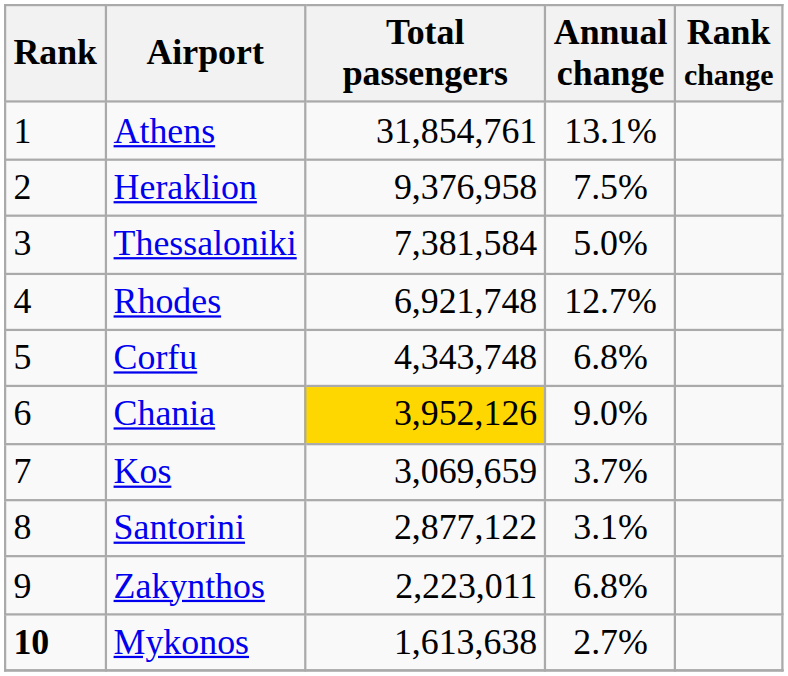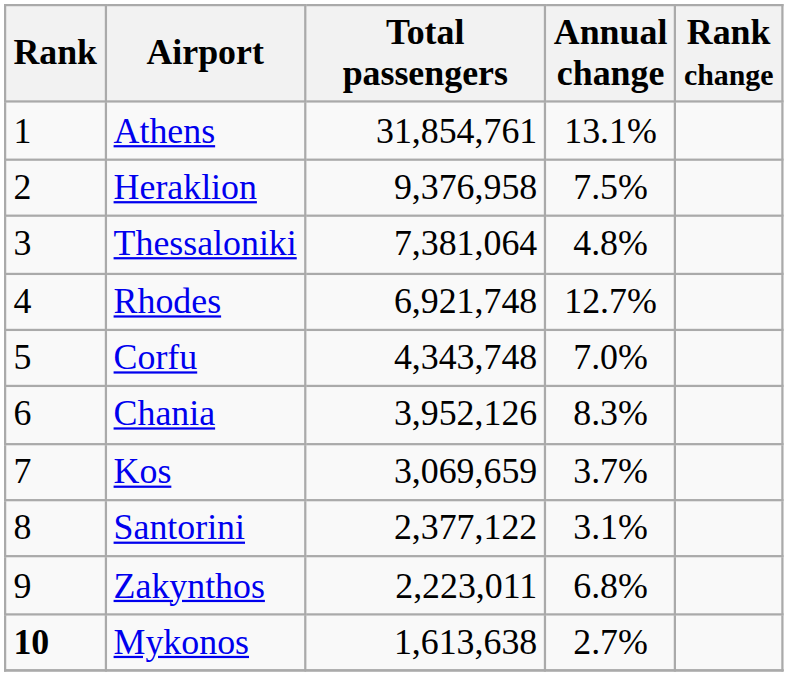(466, 243) 7,381,584 -> (466, 243) 7,381,064
(611, 243) 5.0% -> (611, 243) 4.8%
(611, 357) 6.8% -> (611, 357) 7.0%
(466, 414) gold background -> (466, 414) no background
(611, 414) 9.0% -> (611, 414) 8.3%
(466, 527) 2,877,122 -> (466, 527) 2,377,122
